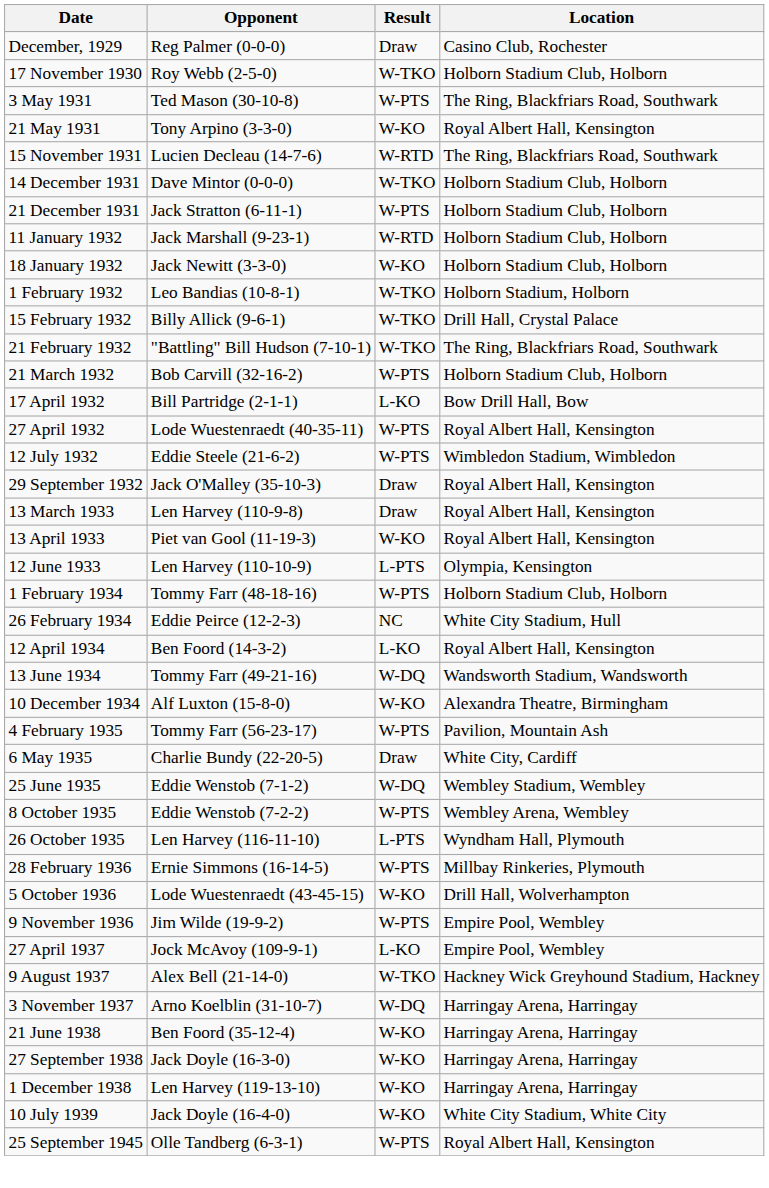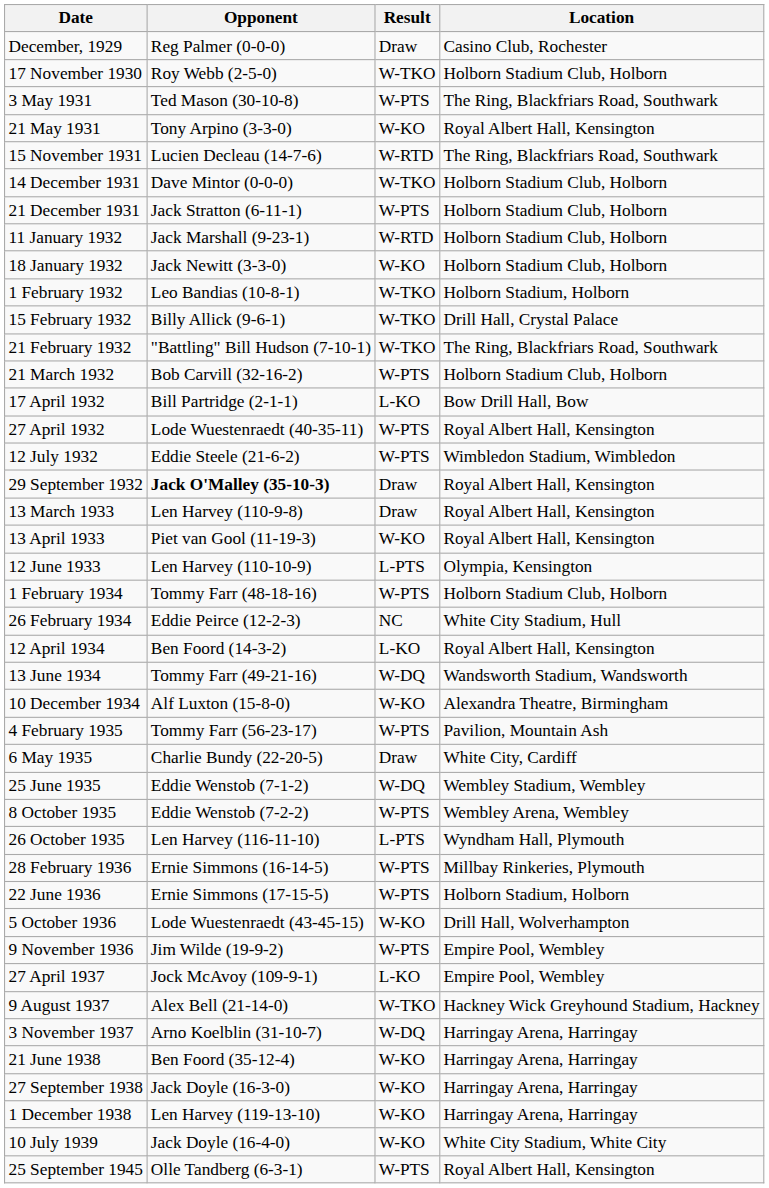(236, 484) normal -> (240, 484) bold
+ row: (55, 895)
